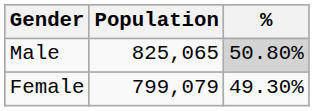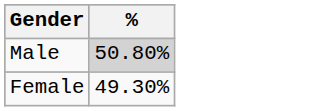- column: (157, 22)
